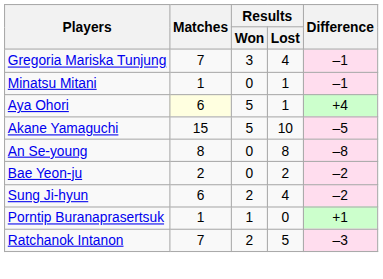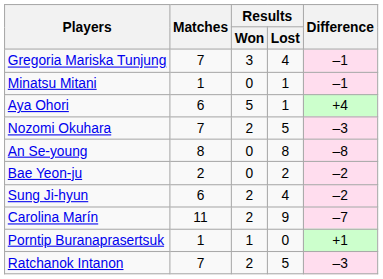(200, 106) lightyellow background -> (200, 106) no background
+ row: (60, 128)
- row: (63, 128)
+ row: (53, 218)
